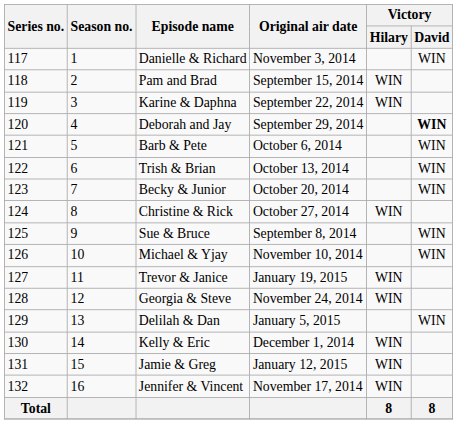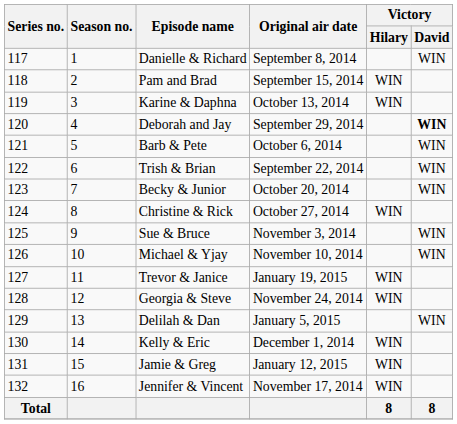(304, 59) November 3, 2014 -> (305, 59) September 8, 2014
(308, 102) September 22, 2014 -> (301, 102) October 13, 2014
(301, 168) October 13, 2014 -> (308, 168) September 22, 2014
(305, 233) September 8, 2014 -> (304, 233) November 3, 2014
